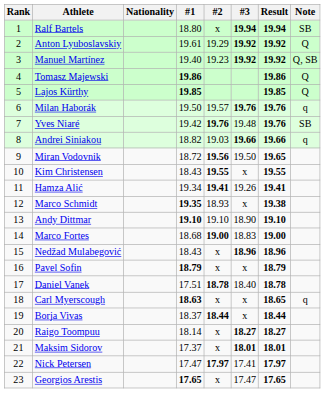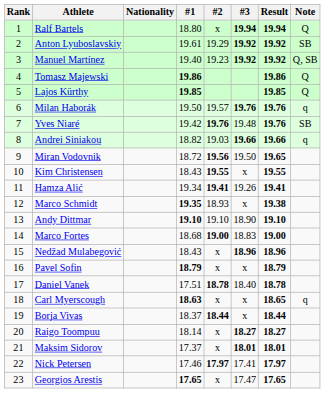(305, 28) SB -> (305, 28) Q
(305, 44) Q -> (305, 44) SB
(190, 364) 17.47 -> (190, 364) 17.46
